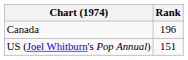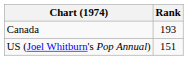(168, 30) 196 -> (168, 30) 193
